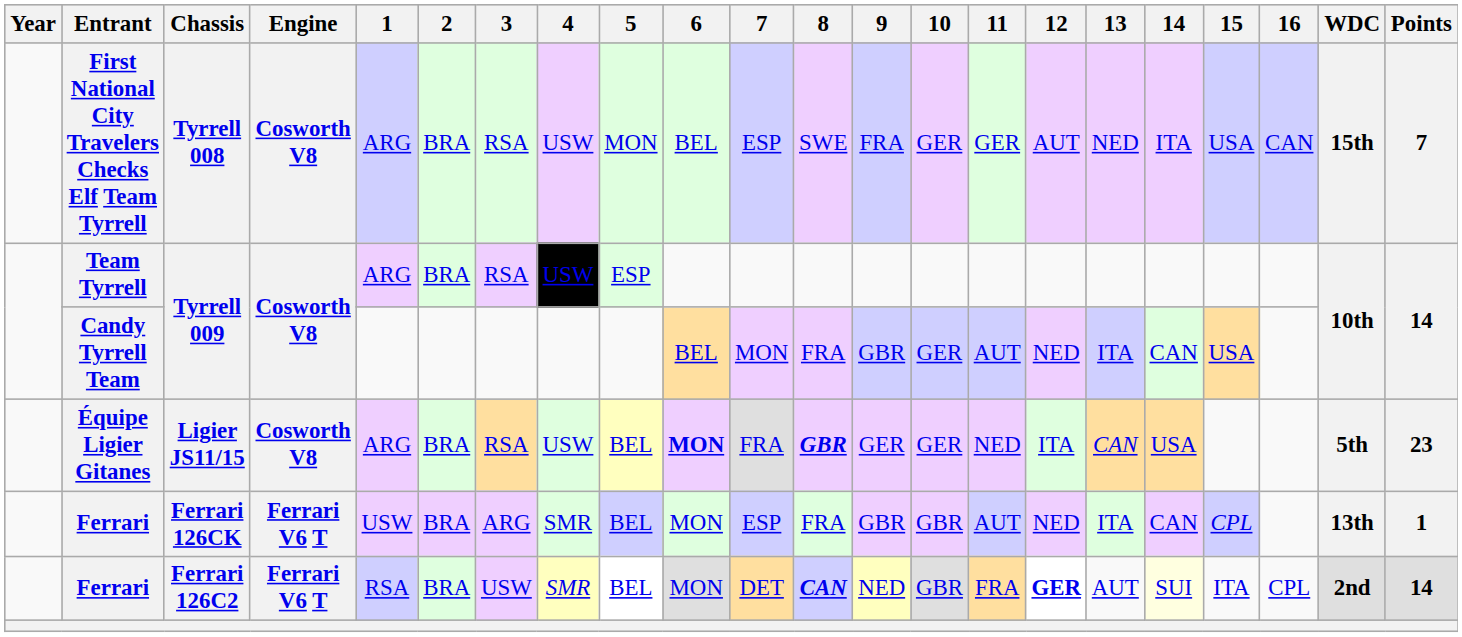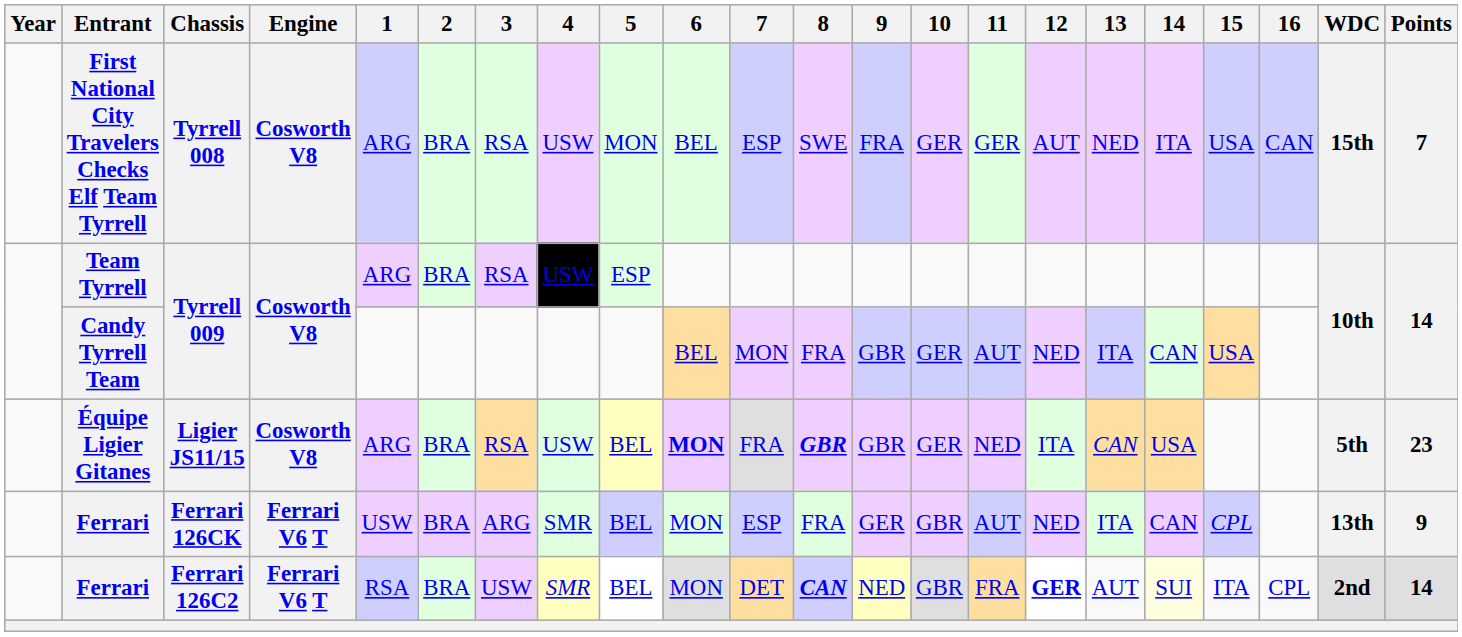(882, 445) GER -> (882, 445) GBR
(882, 523) GBR -> (882, 523) GER
(1421, 523) 1 -> (1421, 523) 9
